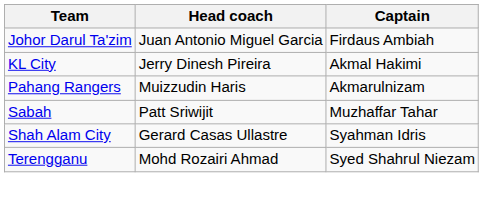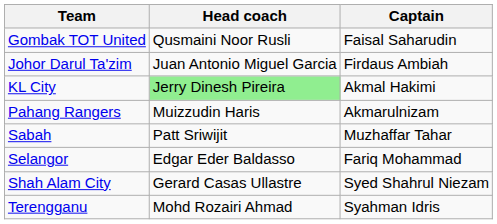+ row: (77, 40)
(205, 64) no background -> (219, 87) lightgreen background
+ row: (38, 159)
(378, 135) Syahman Idris -> (416, 183) Syed Shahrul Niezam
(402, 159) Syed Shahrul Niezam -> (392, 207) Syahman Idris
